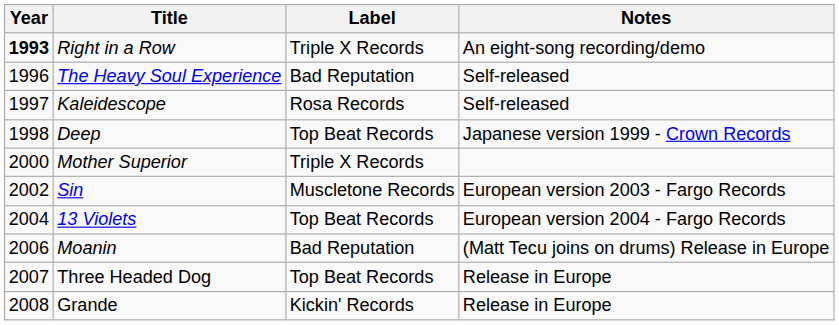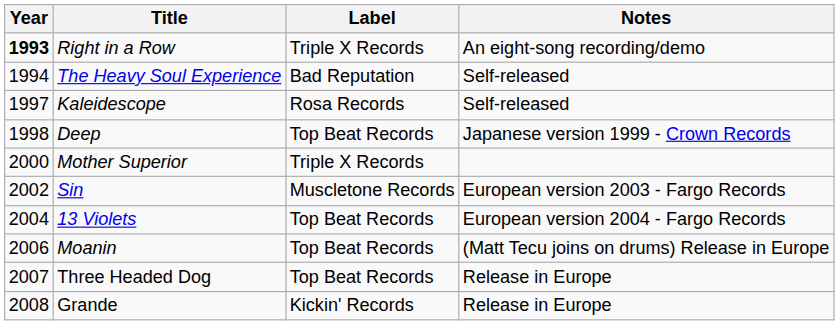(29, 76) 1996 -> (29, 76) 1994
(352, 248) Bad Reputation -> (362, 248) Top Beat Records
